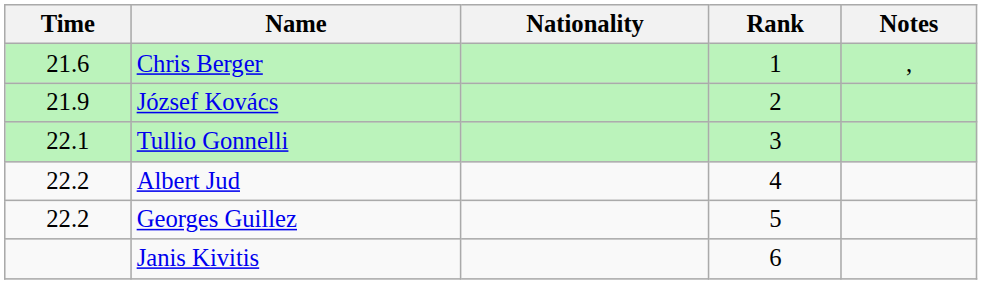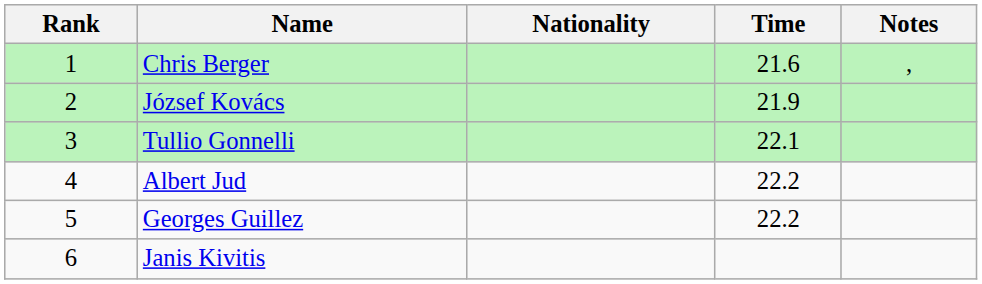columns swapped: (775, 24) <-> (68, 24)
